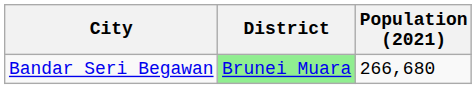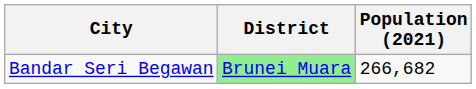(397, 69) 266,680 -> (397, 69) 266,682
